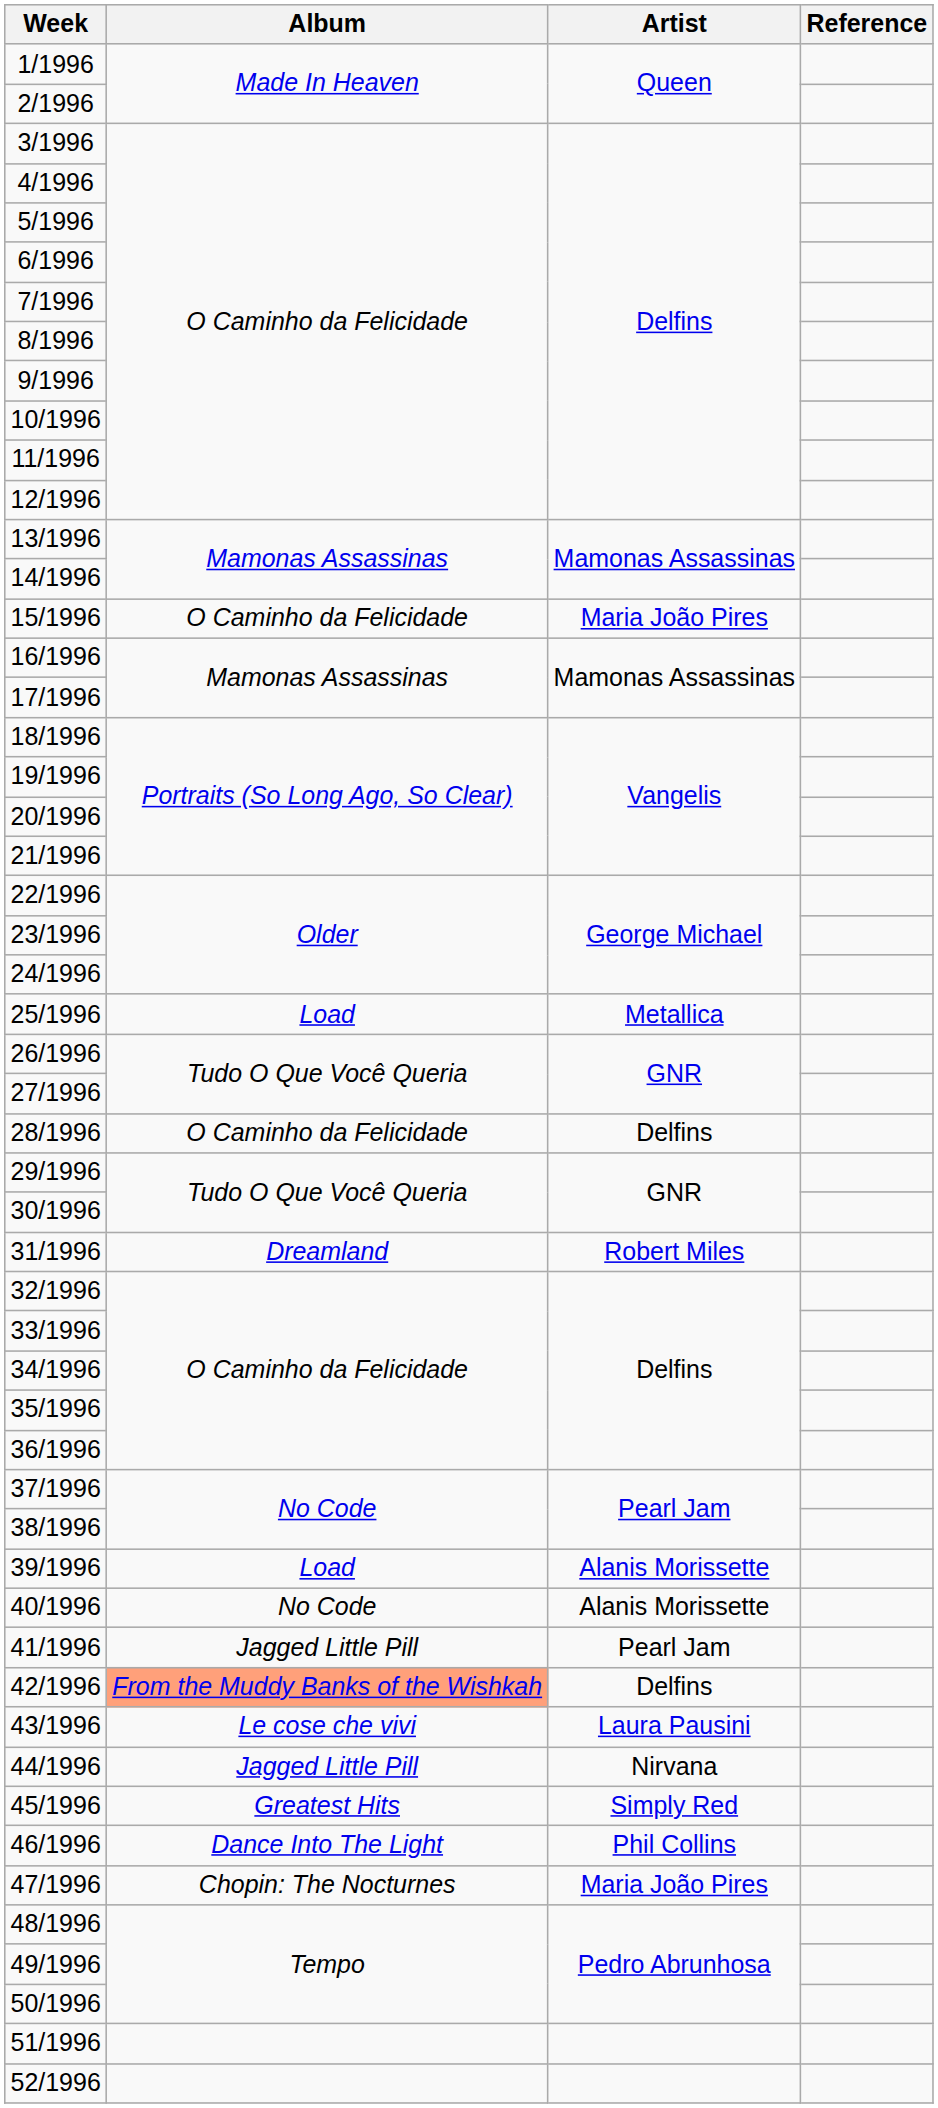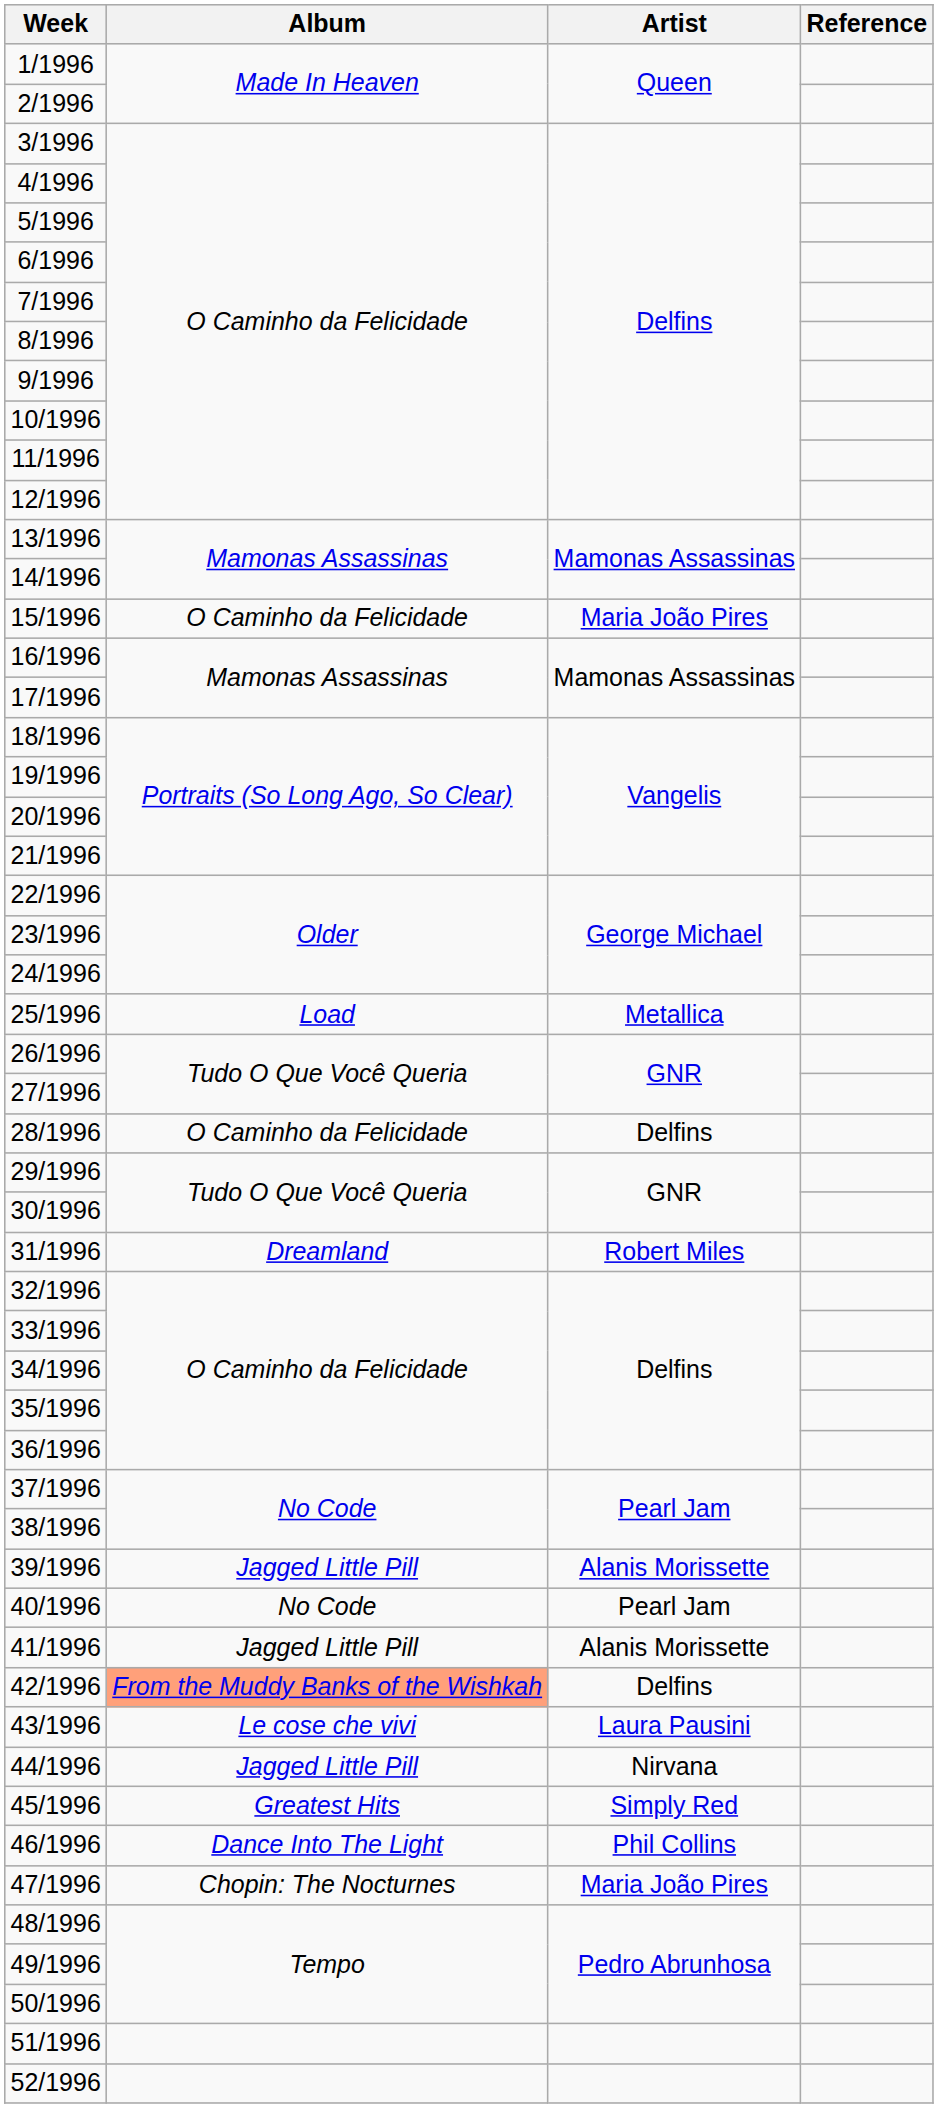(327, 1568) Load -> (327, 1568) Jagged Little Pill
(674, 1607) Alanis Morissette -> (674, 1607) Pearl Jam
(674, 1647) Pearl Jam -> (674, 1647) Alanis Morissette
